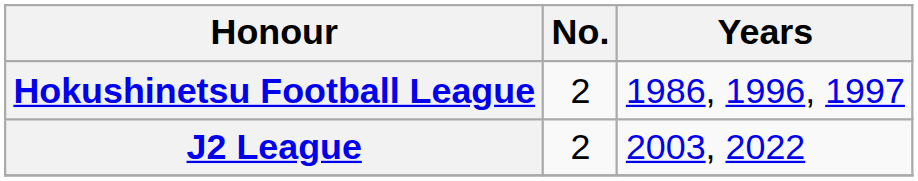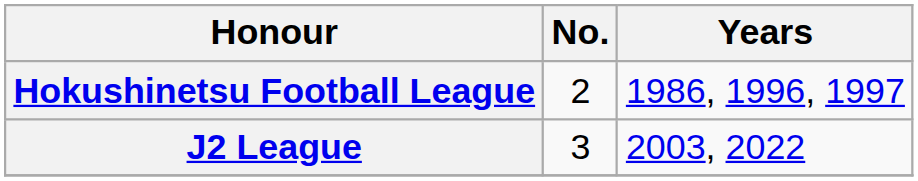(580, 146) 2 -> (580, 146) 3
